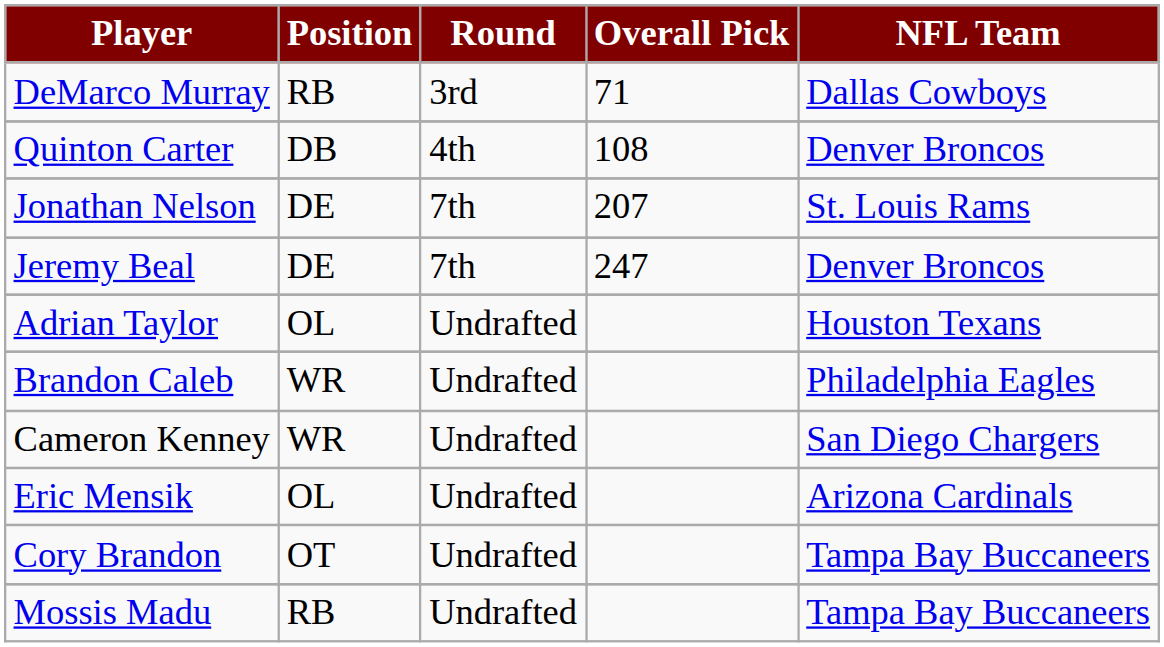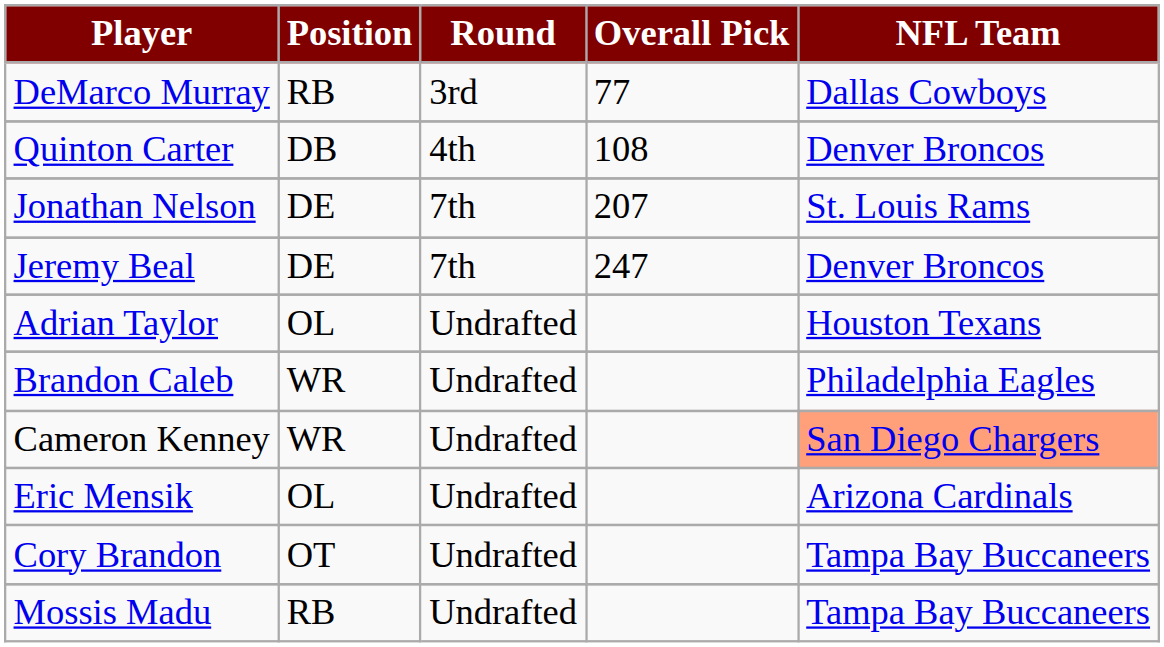(612, 91) 71 -> (612, 91) 77
(953, 438) no background -> (953, 438) lightsalmon background
